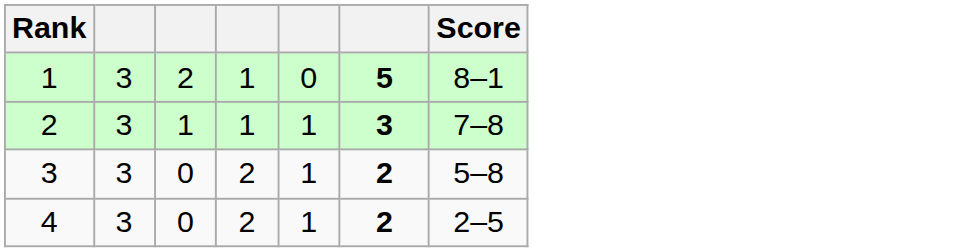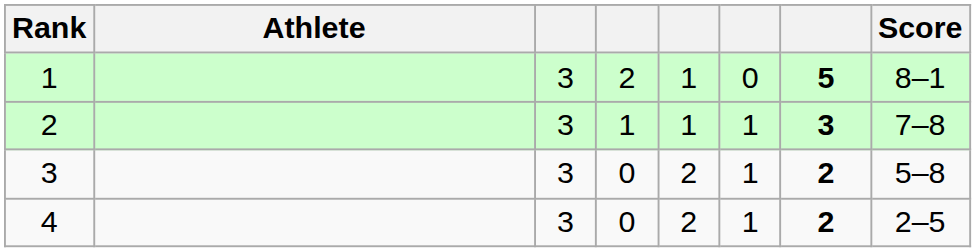+ column: (314, 28)
